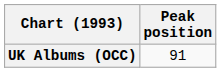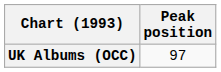(178, 56) 91 -> (178, 56) 97
